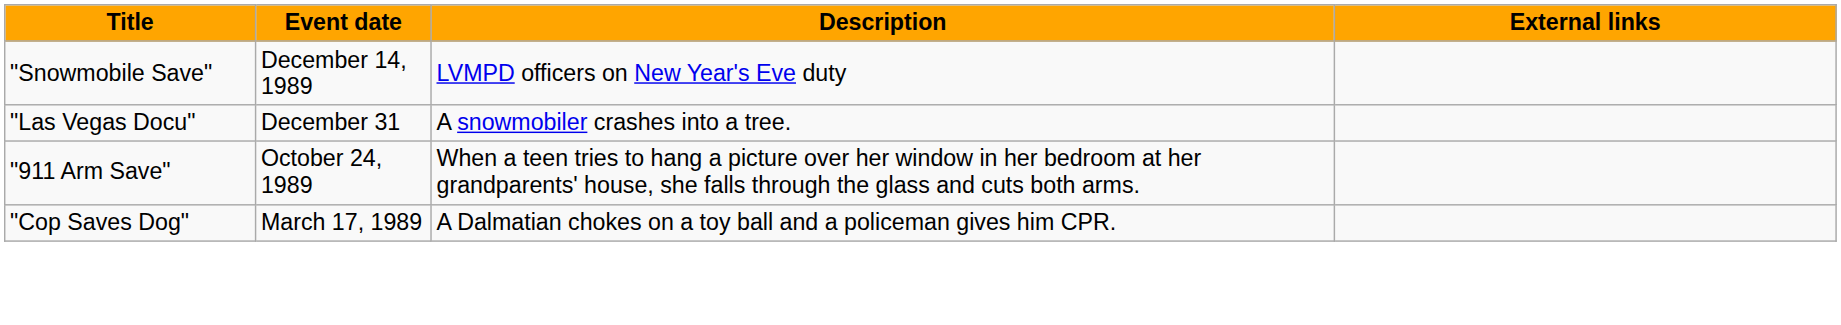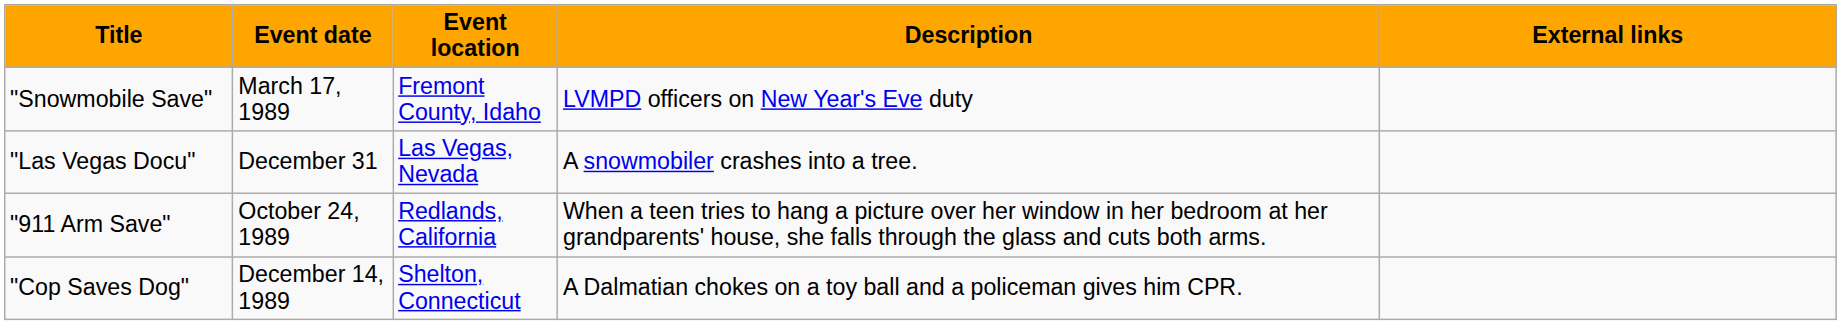+ column: (475, 35)
(334, 72) December 14, 1989 -> (290, 98) March 17, 1989
(342, 222) March 17, 1989 -> (311, 287) December 14, 1989
